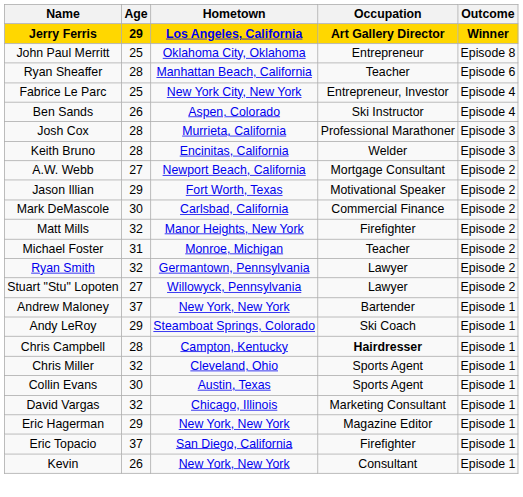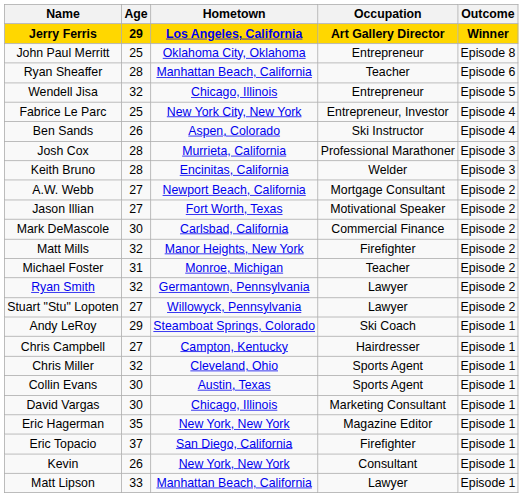+ row: (63, 92)
(136, 190) 29 -> (136, 209) 27
- row: (63, 307)
(136, 346) 28 -> (136, 346) 27
(388, 346) bold -> (388, 346) normal
(136, 405) 32 -> (136, 405) 30
(136, 424) 29 -> (136, 424) 35
+ row: (63, 483)
